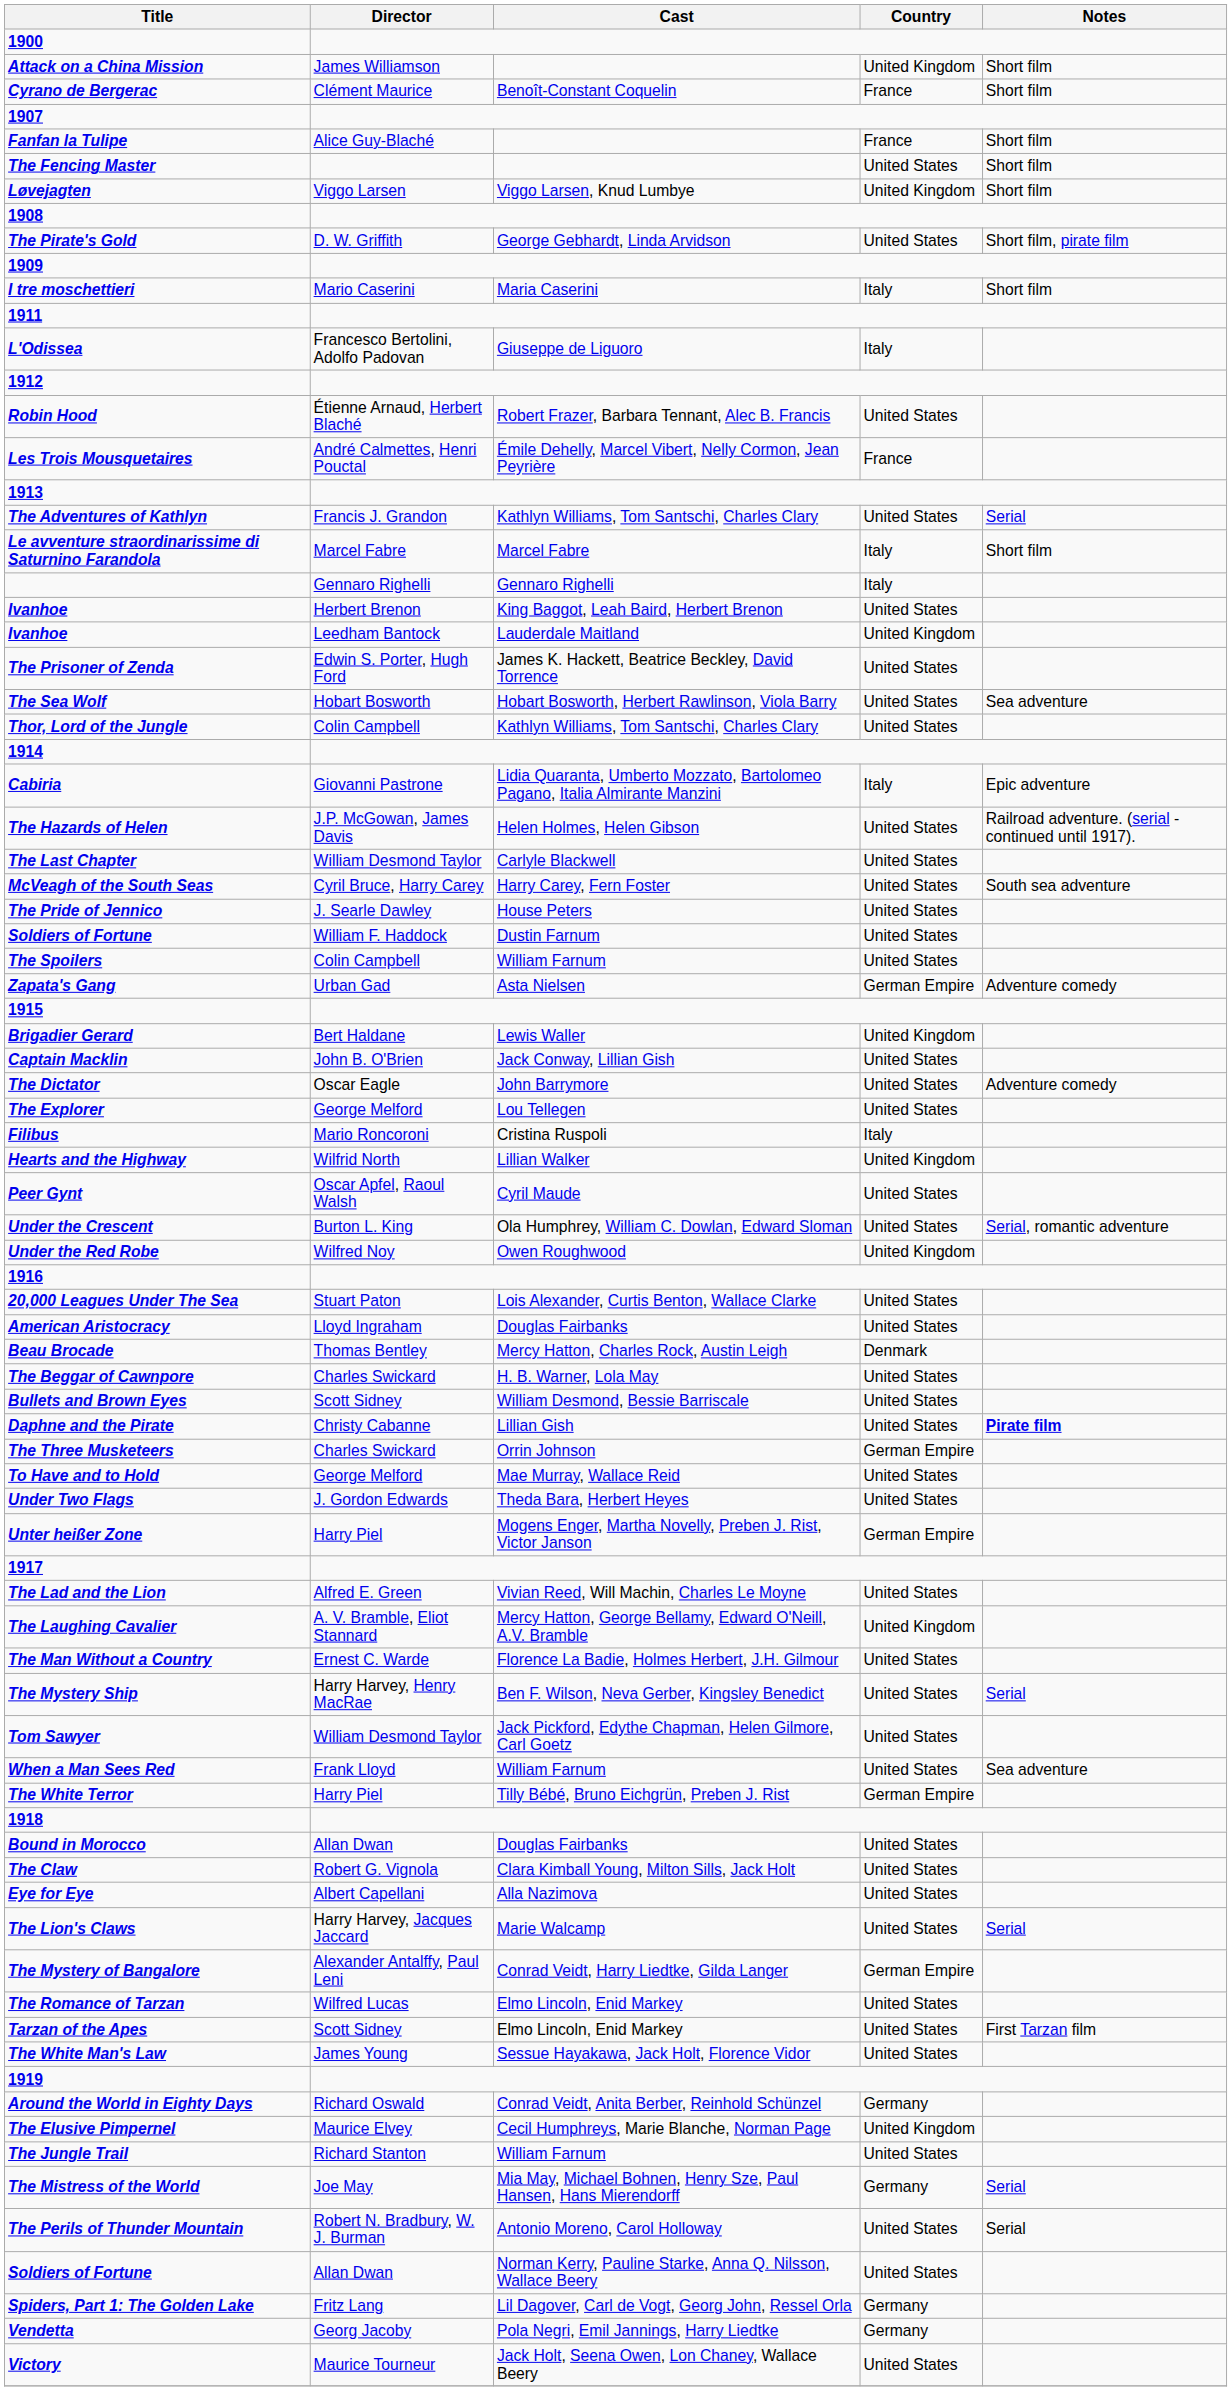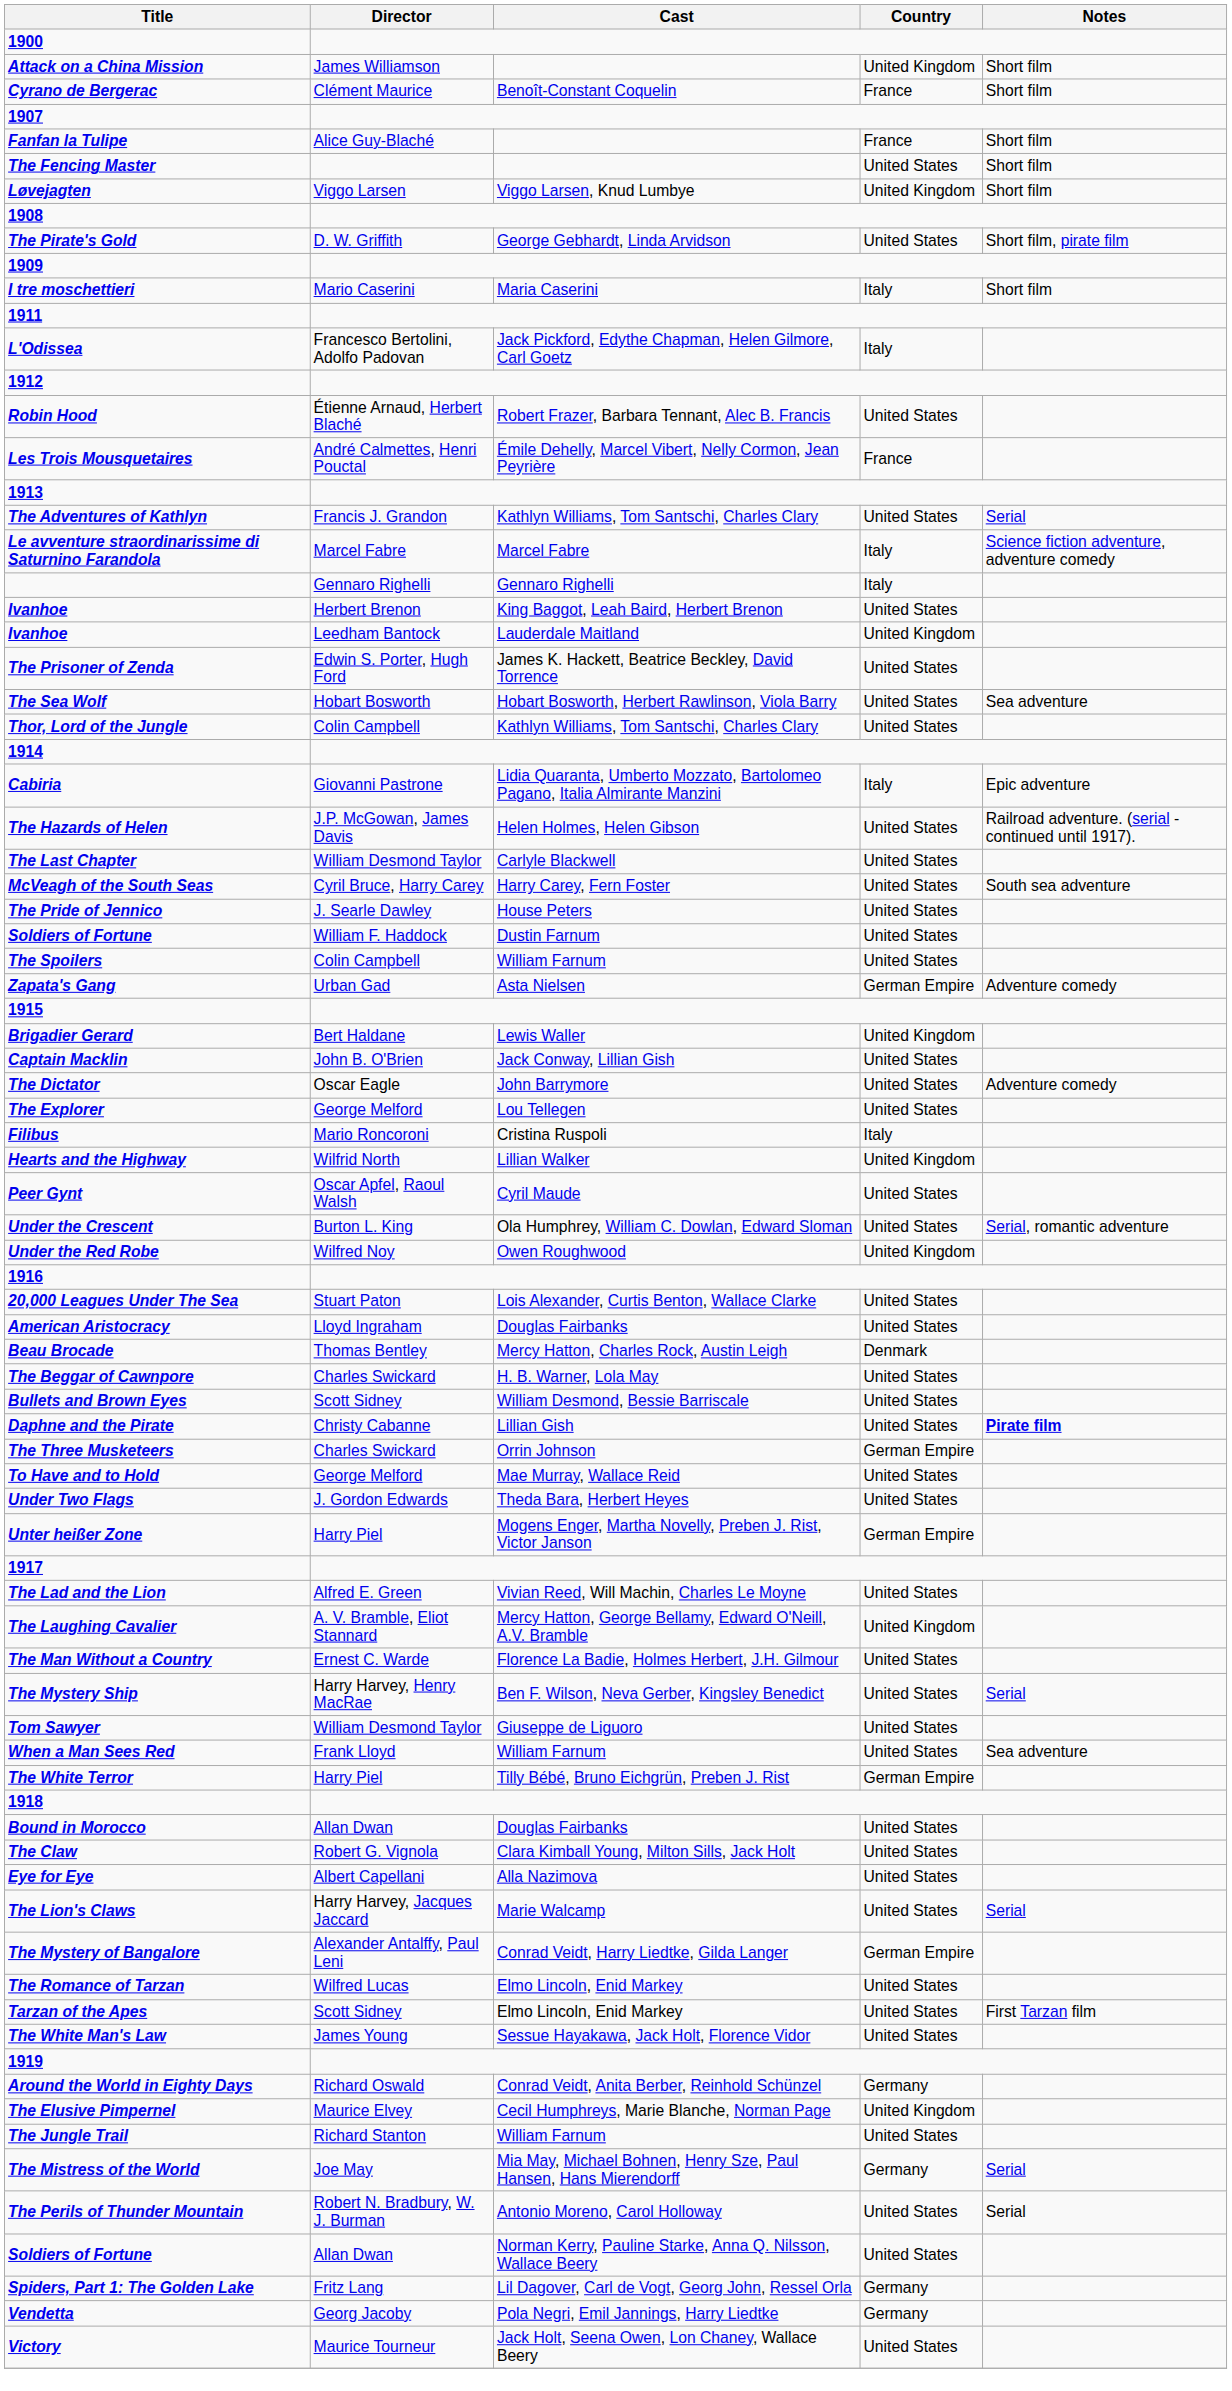(570, 349) Giuseppe de Liguoro -> (665, 349) Jack Pickford, Edythe Chapman, Helen Gilmore, Carl Goetz
(1019, 551) Short film -> (1076, 551) Science fiction adventure, adventure comedy
(665, 1736) Jack Pickford, Edythe Chapman, Helen Gilmore, Carl Goetz -> (570, 1727) Giuseppe de Liguoro
